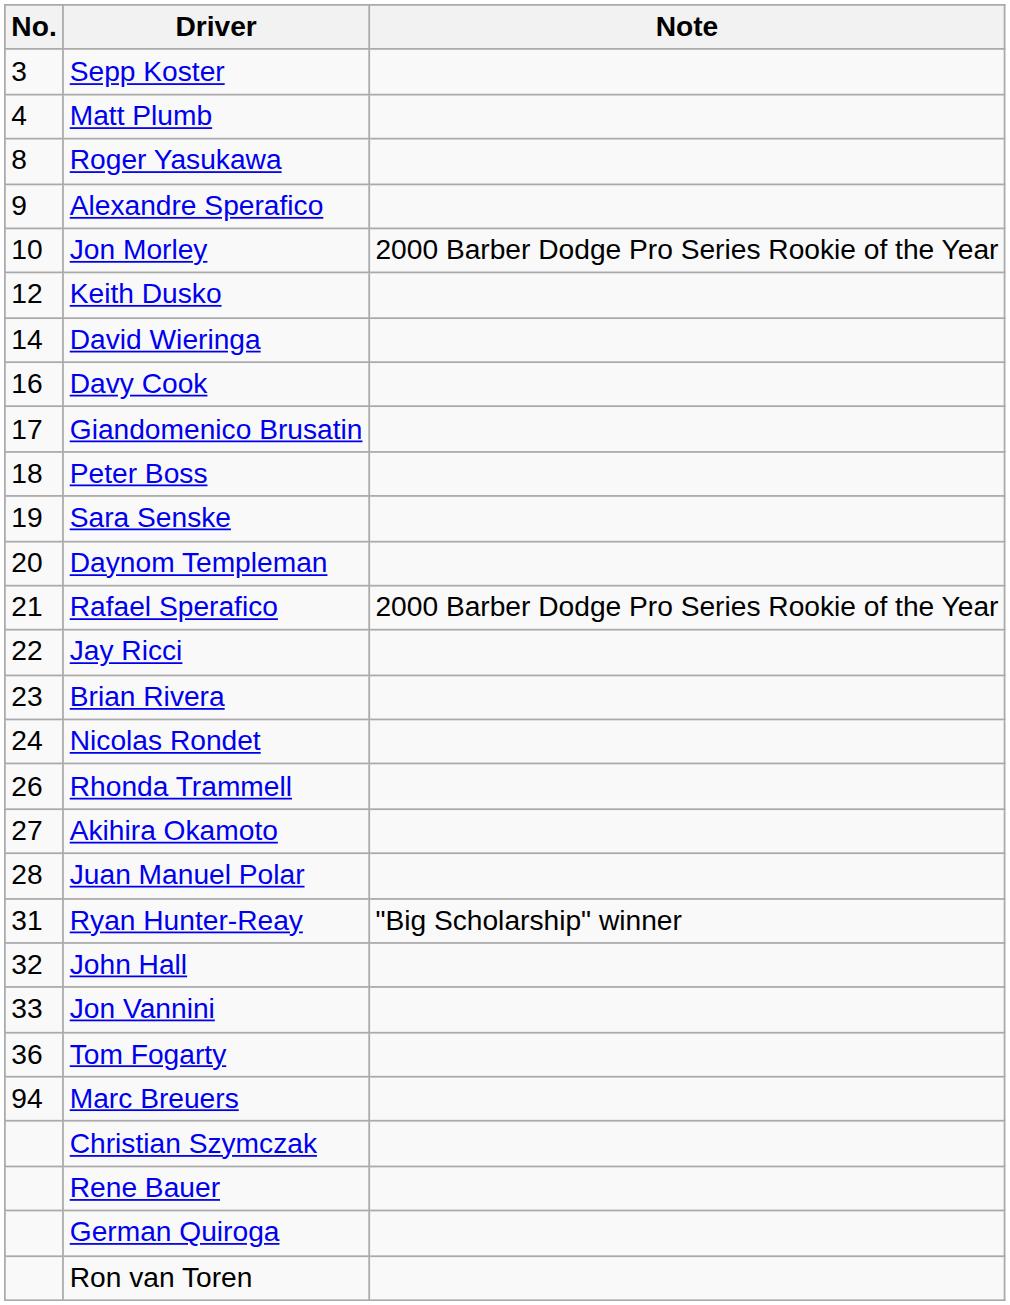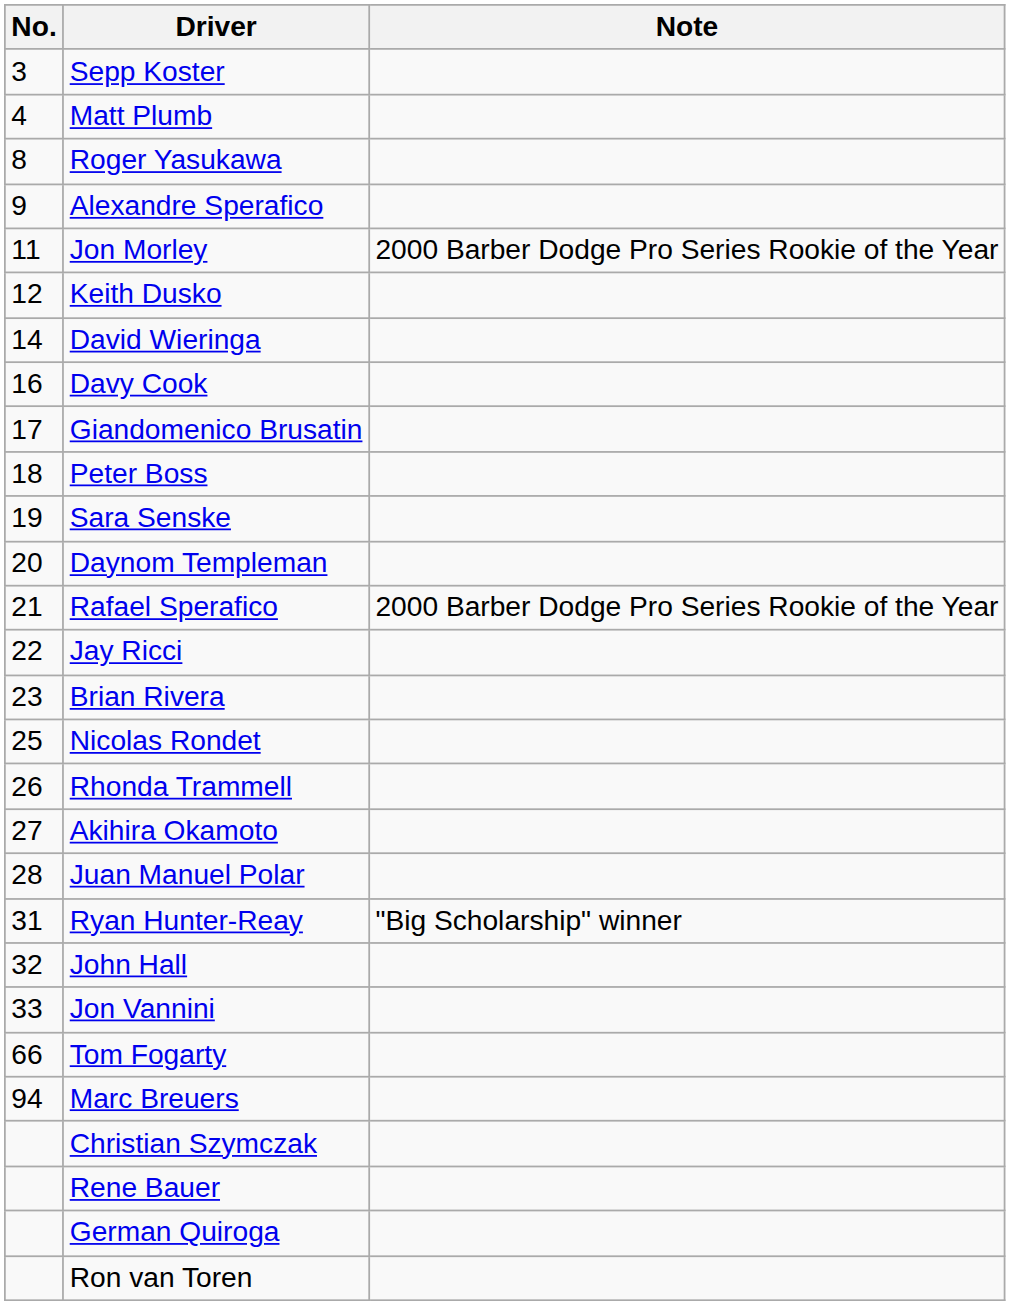(27, 250) 10 -> (26, 250) 11
(27, 741) 24 -> (27, 741) 25
(27, 1054) 36 -> (27, 1054) 66
